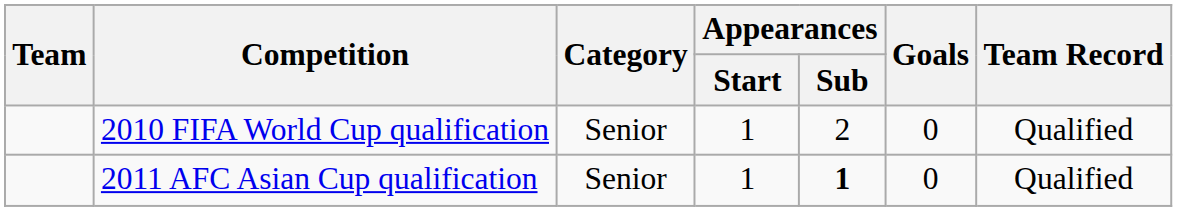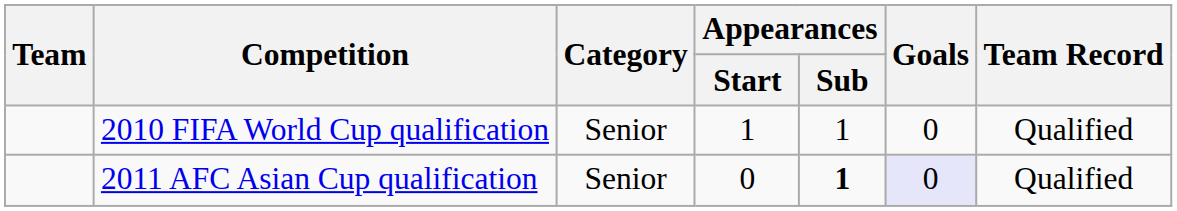(842, 129) 2 -> (842, 129) 1
(747, 179) 1 -> (747, 179) 0
(931, 179) no background -> (931, 179) lavender background
